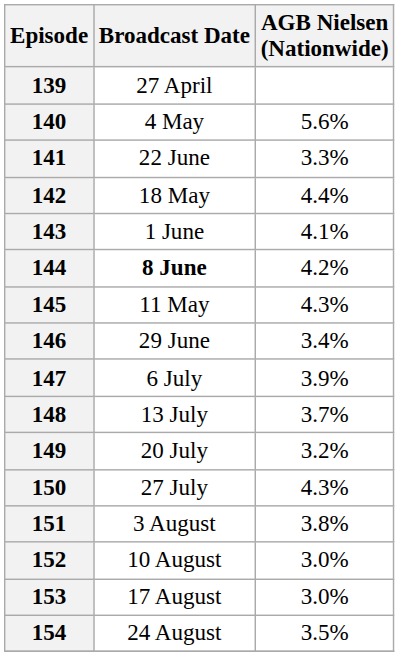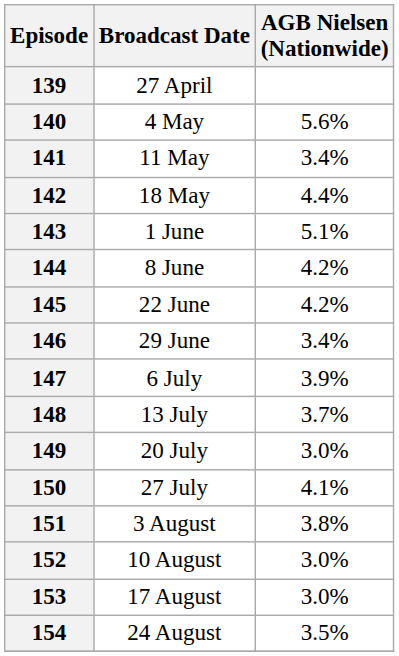(174, 158) 22 June -> (174, 158) 11 May
(325, 158) 3.3% -> (325, 158) 3.4%
(325, 231) 4.1% -> (325, 231) 5.1%
(174, 267) bold -> (174, 267) normal
(174, 304) 11 May -> (174, 304) 22 June
(325, 304) 4.3% -> (325, 304) 4.2%
(325, 450) 3.2% -> (325, 450) 3.0%
(325, 487) 4.3% -> (325, 487) 4.1%
